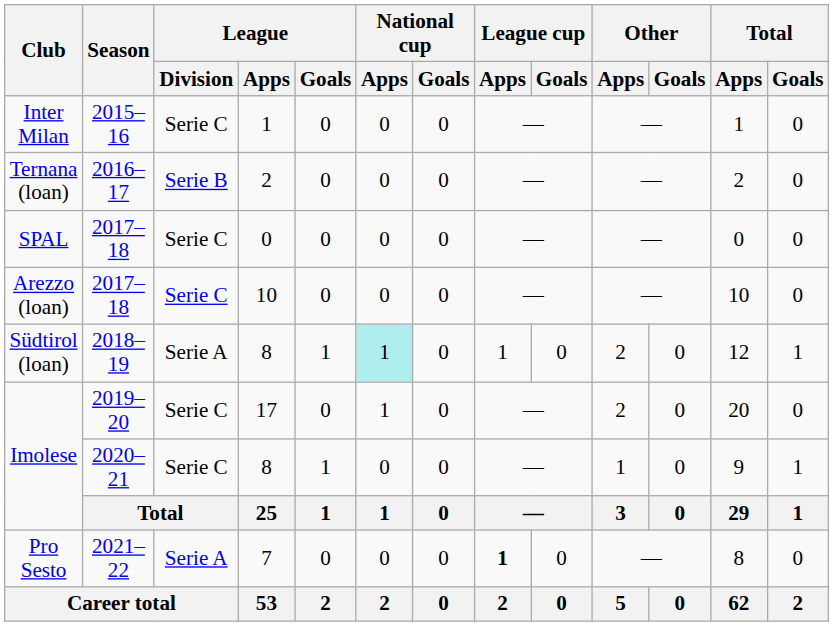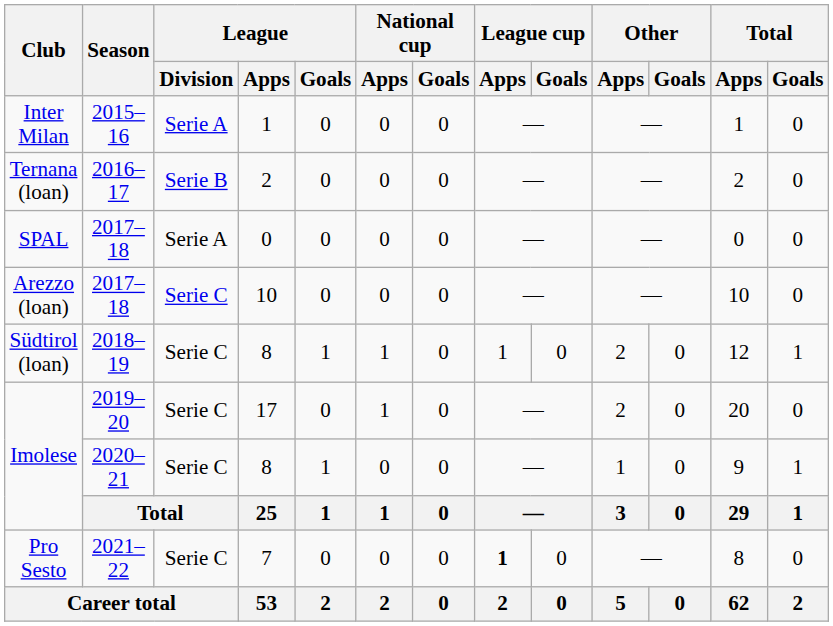(196, 123) Serie C -> (196, 123) Serie A
(196, 238) Serie C -> (196, 238) Serie A
(196, 352) Serie A -> (196, 352) Serie C
(384, 352) paleturquoise background -> (384, 352) no background
(196, 558) Serie A -> (196, 558) Serie C
